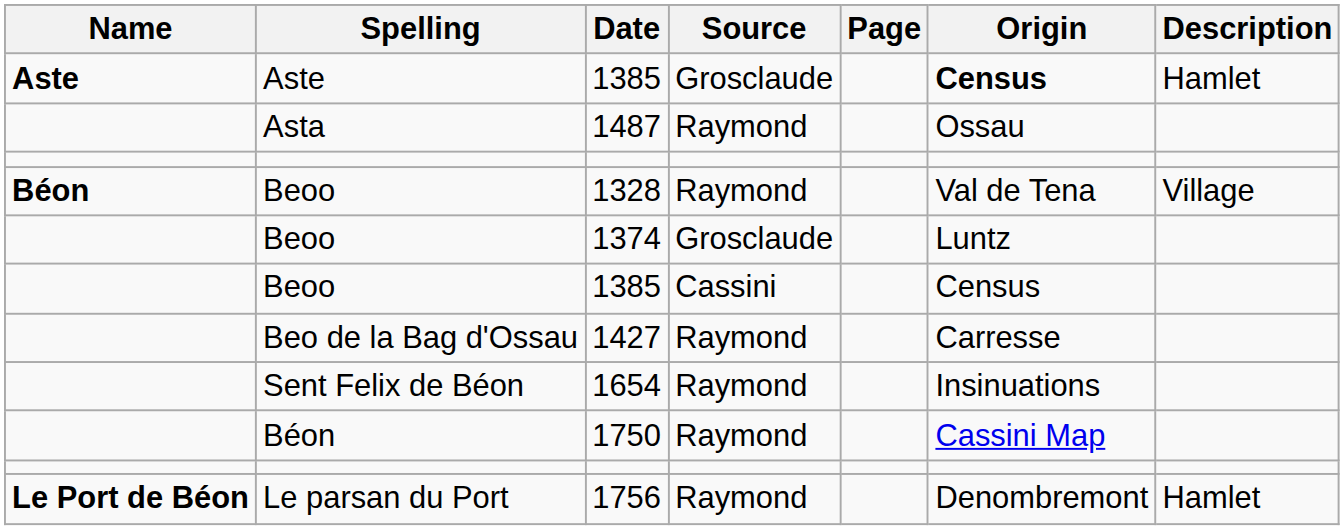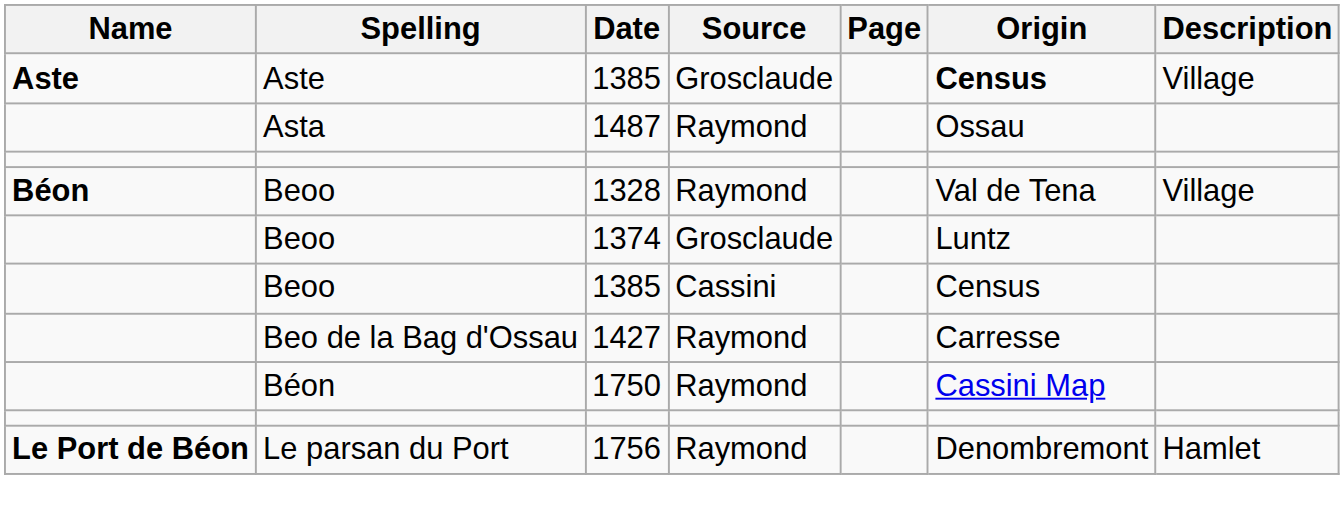(1211, 77) Hamlet -> (1209, 77) Village
- row: (394, 386)
